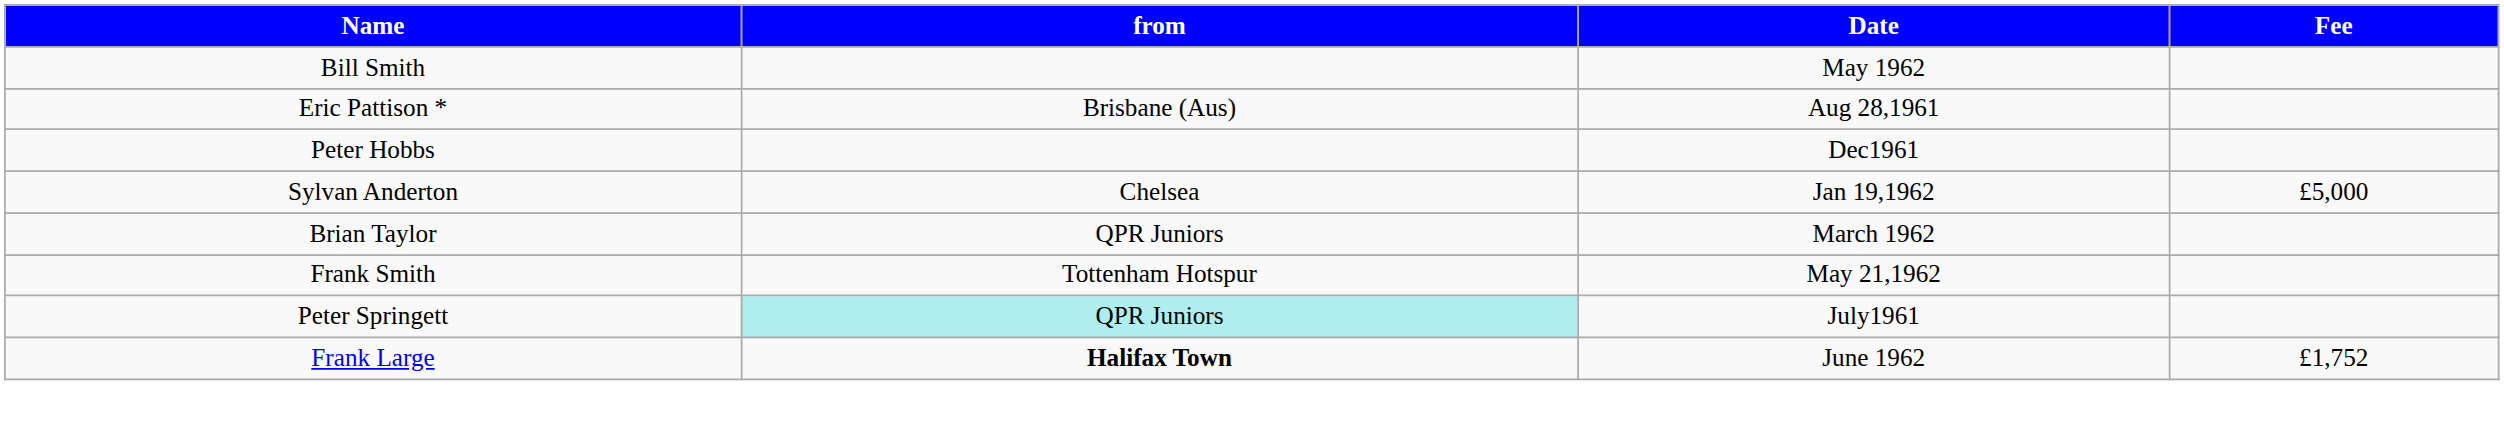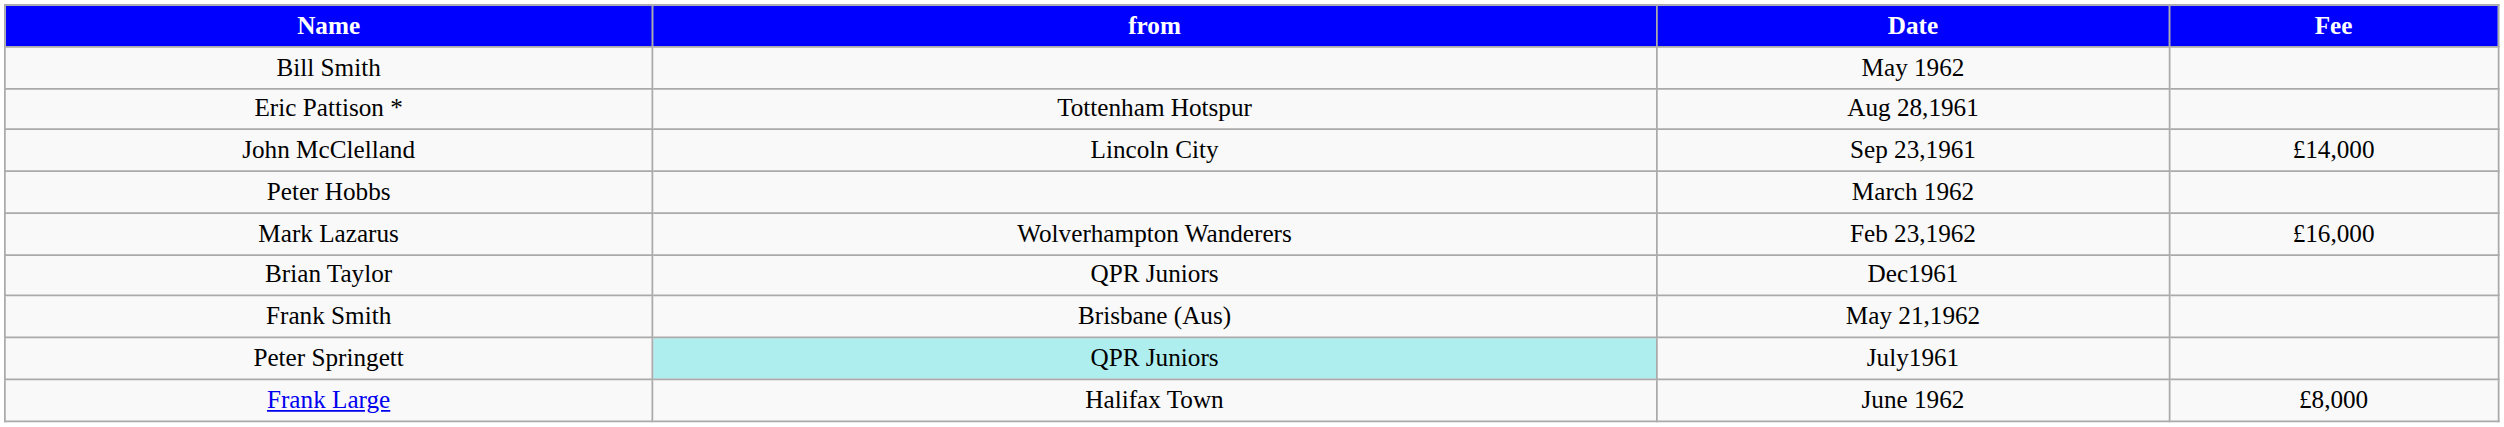(1159, 108) Brisbane (Aus) -> (1155, 108) Tottenham Hotspur
+ row: (329, 150)
(1874, 150) Dec1961 -> (1913, 191) March 1962
- row: (373, 191)
+ row: (329, 233)
(1874, 233) March 1962 -> (1913, 275) Dec1961
(1159, 275) Tottenham Hotspur -> (1155, 316) Brisbane (Aus)
(1159, 358) bold -> (1155, 399) normal
(2334, 358) £1,752 -> (2334, 399) £8,000
